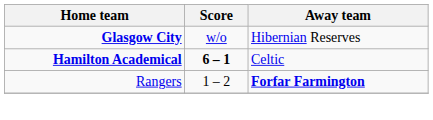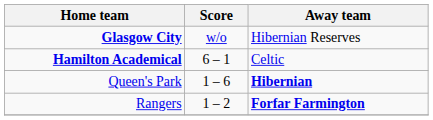(216, 59) bold -> (216, 59) normal
+ row: (145, 81)
